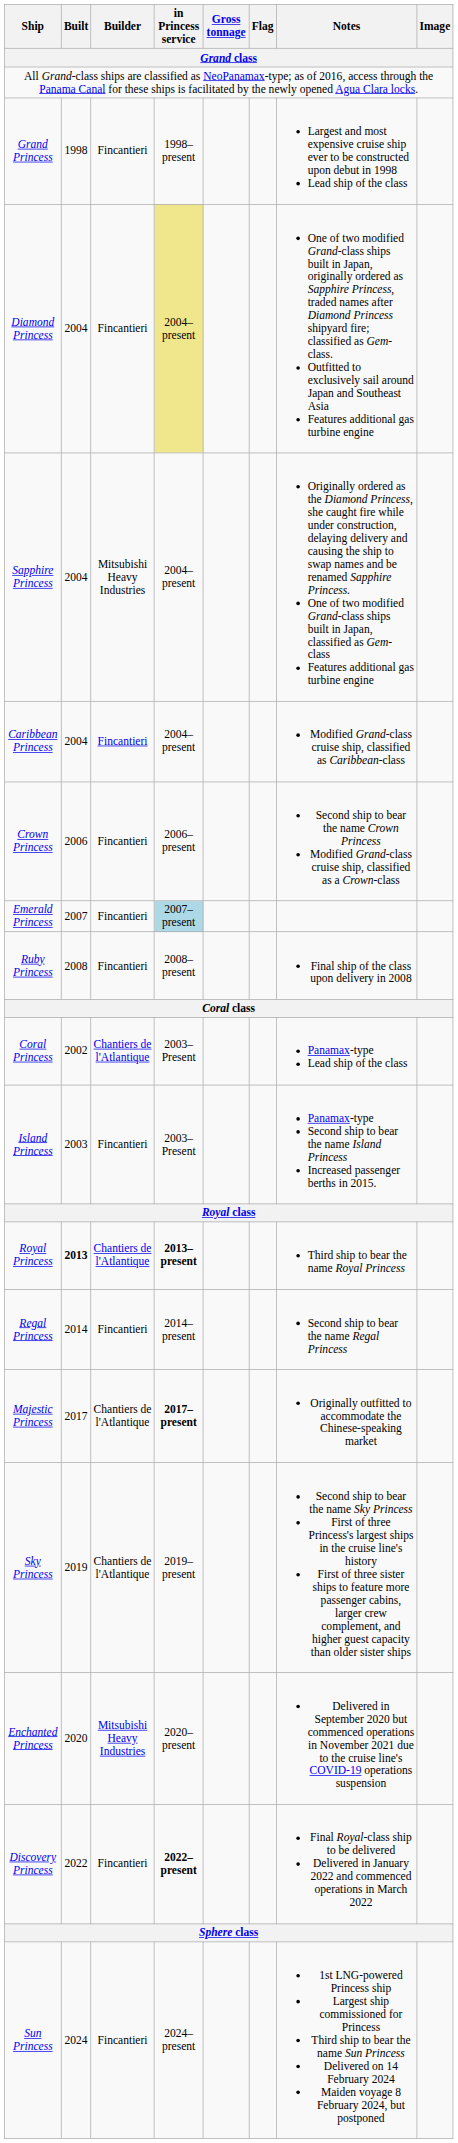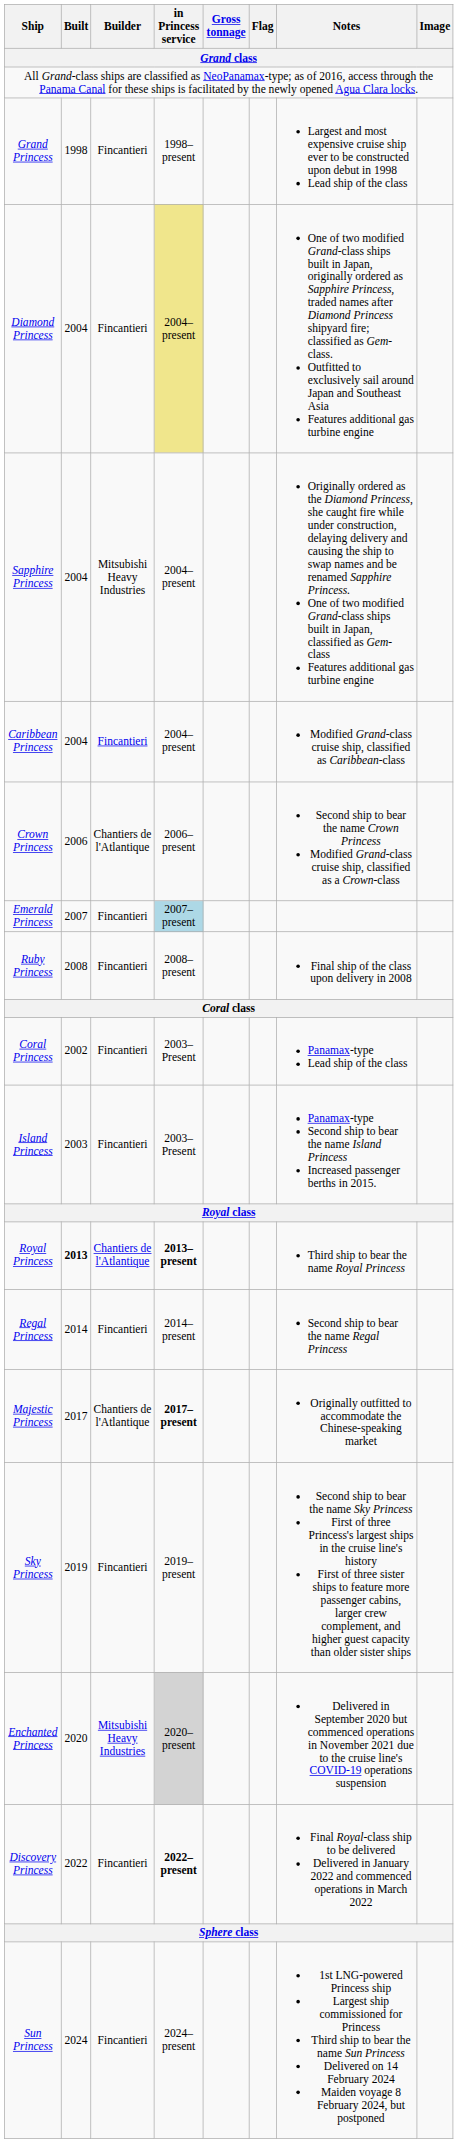(123, 841) Fincantieri -> (123, 841) Chantiers de l'Atlantique
(123, 1051) Chantiers de l'Atlantique -> (123, 1051) Fincantieri
(123, 1567) Chantiers de l'Atlantique -> (123, 1567) Fincantieri
(179, 1738) no background -> (179, 1738) lightgrey background
